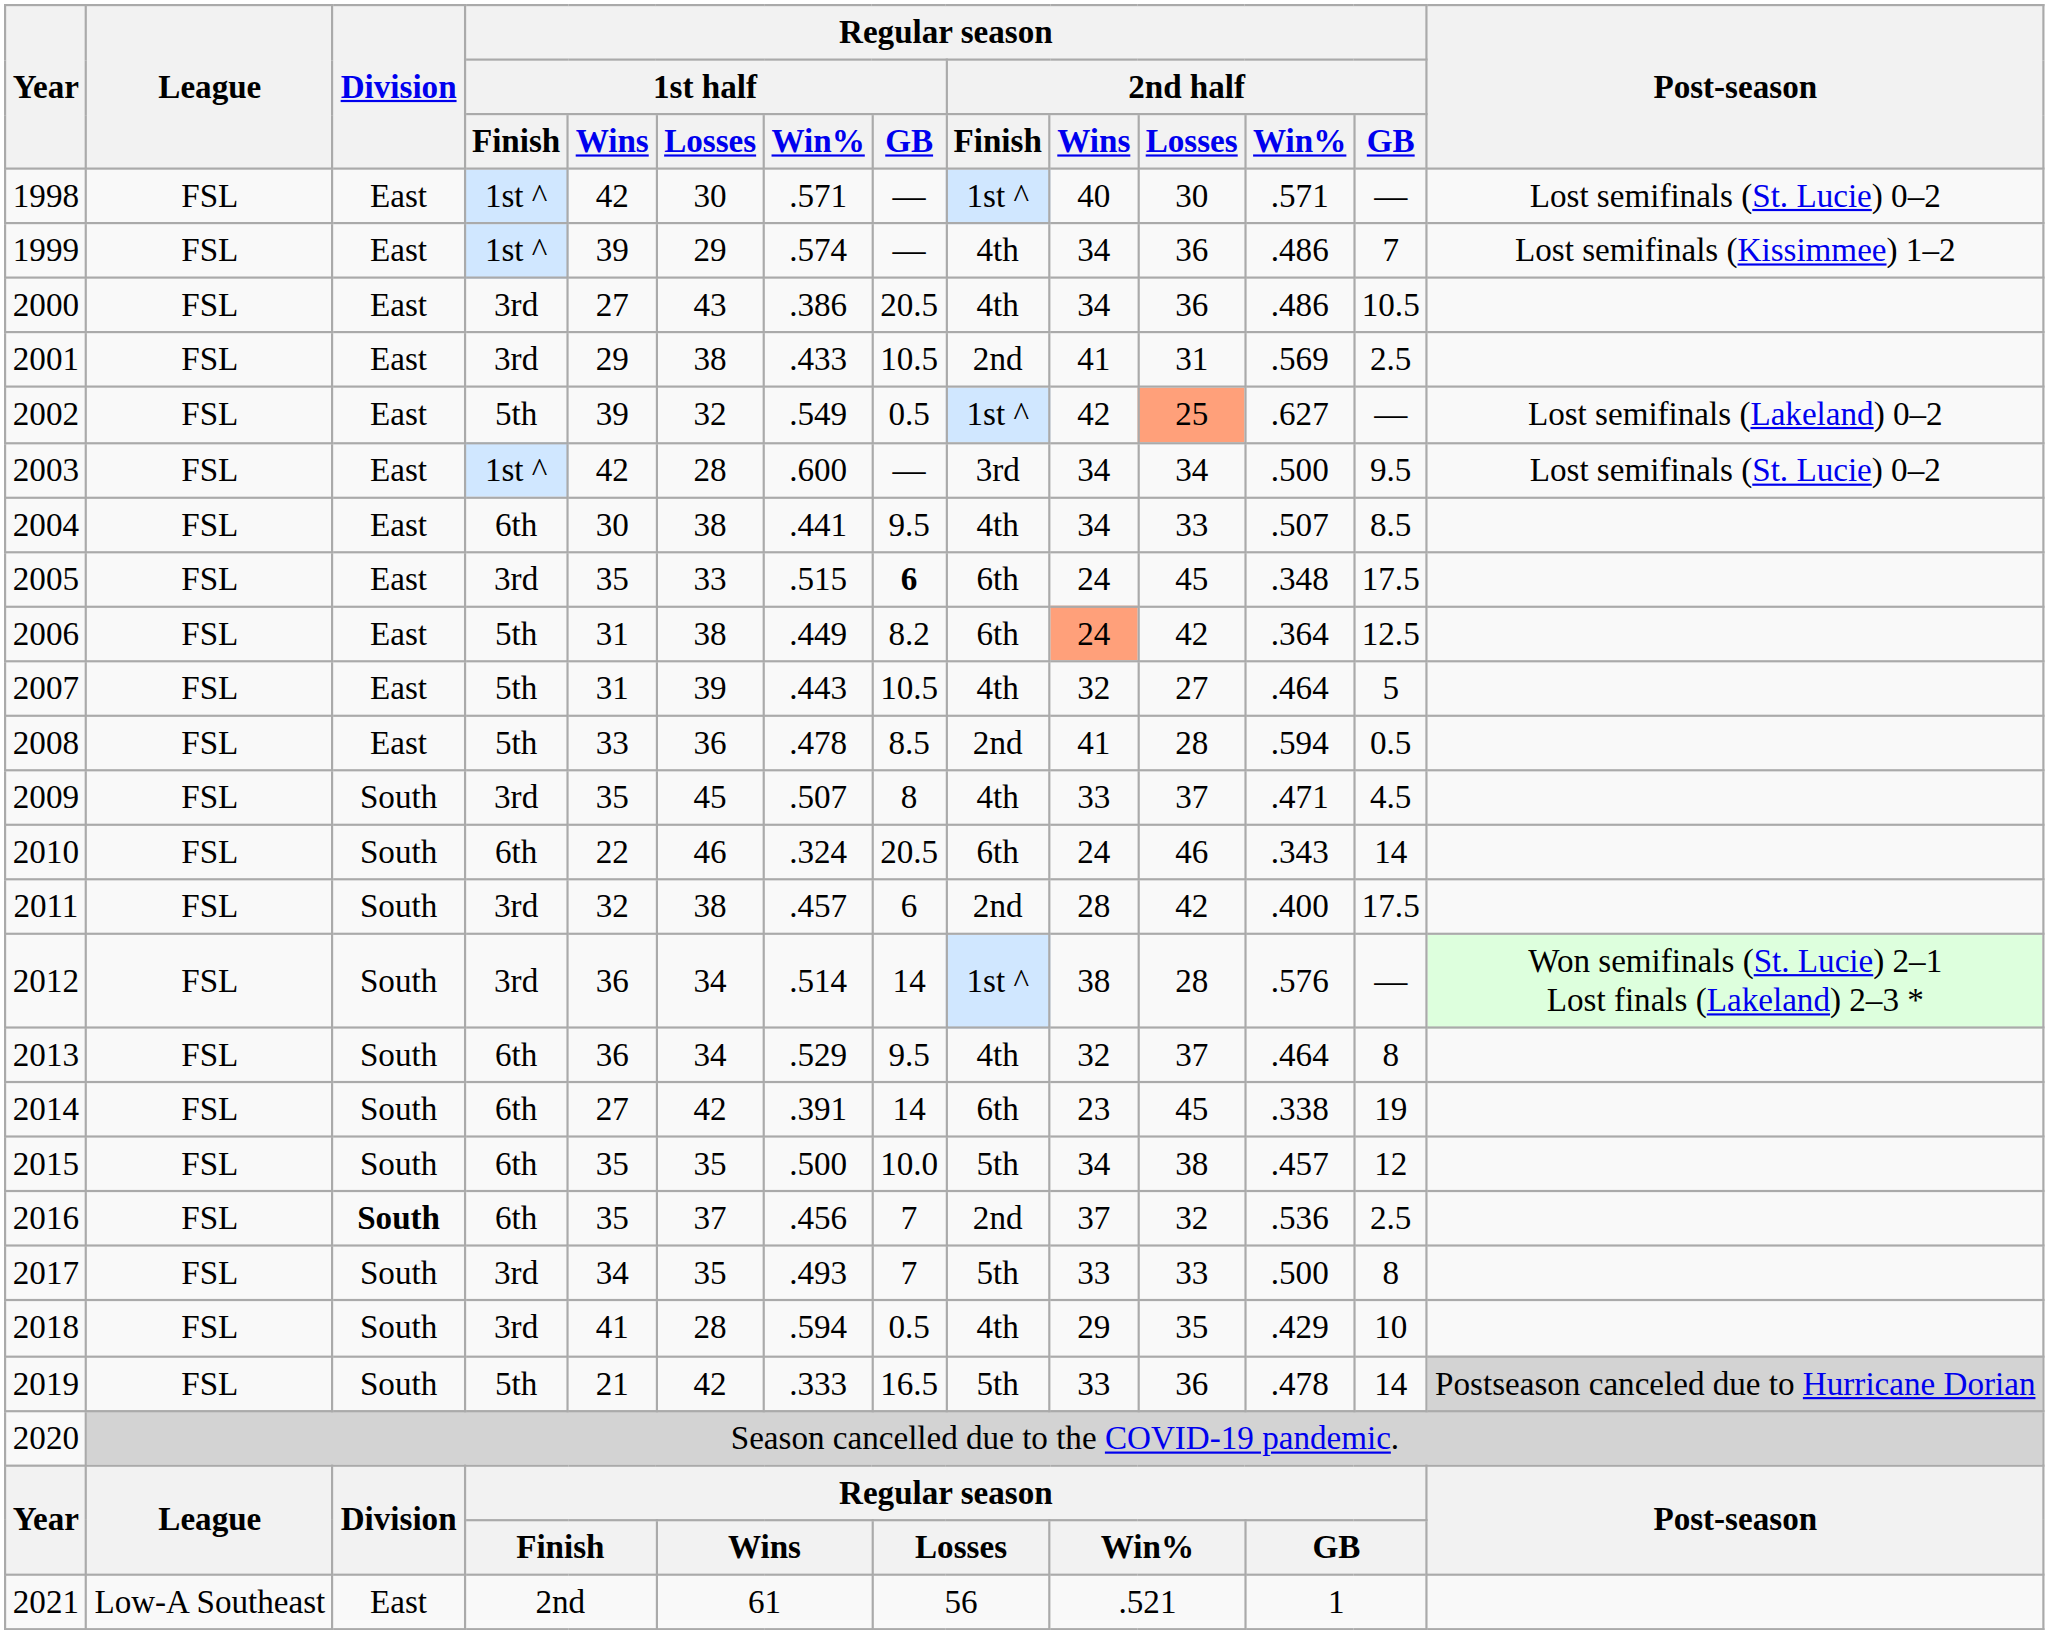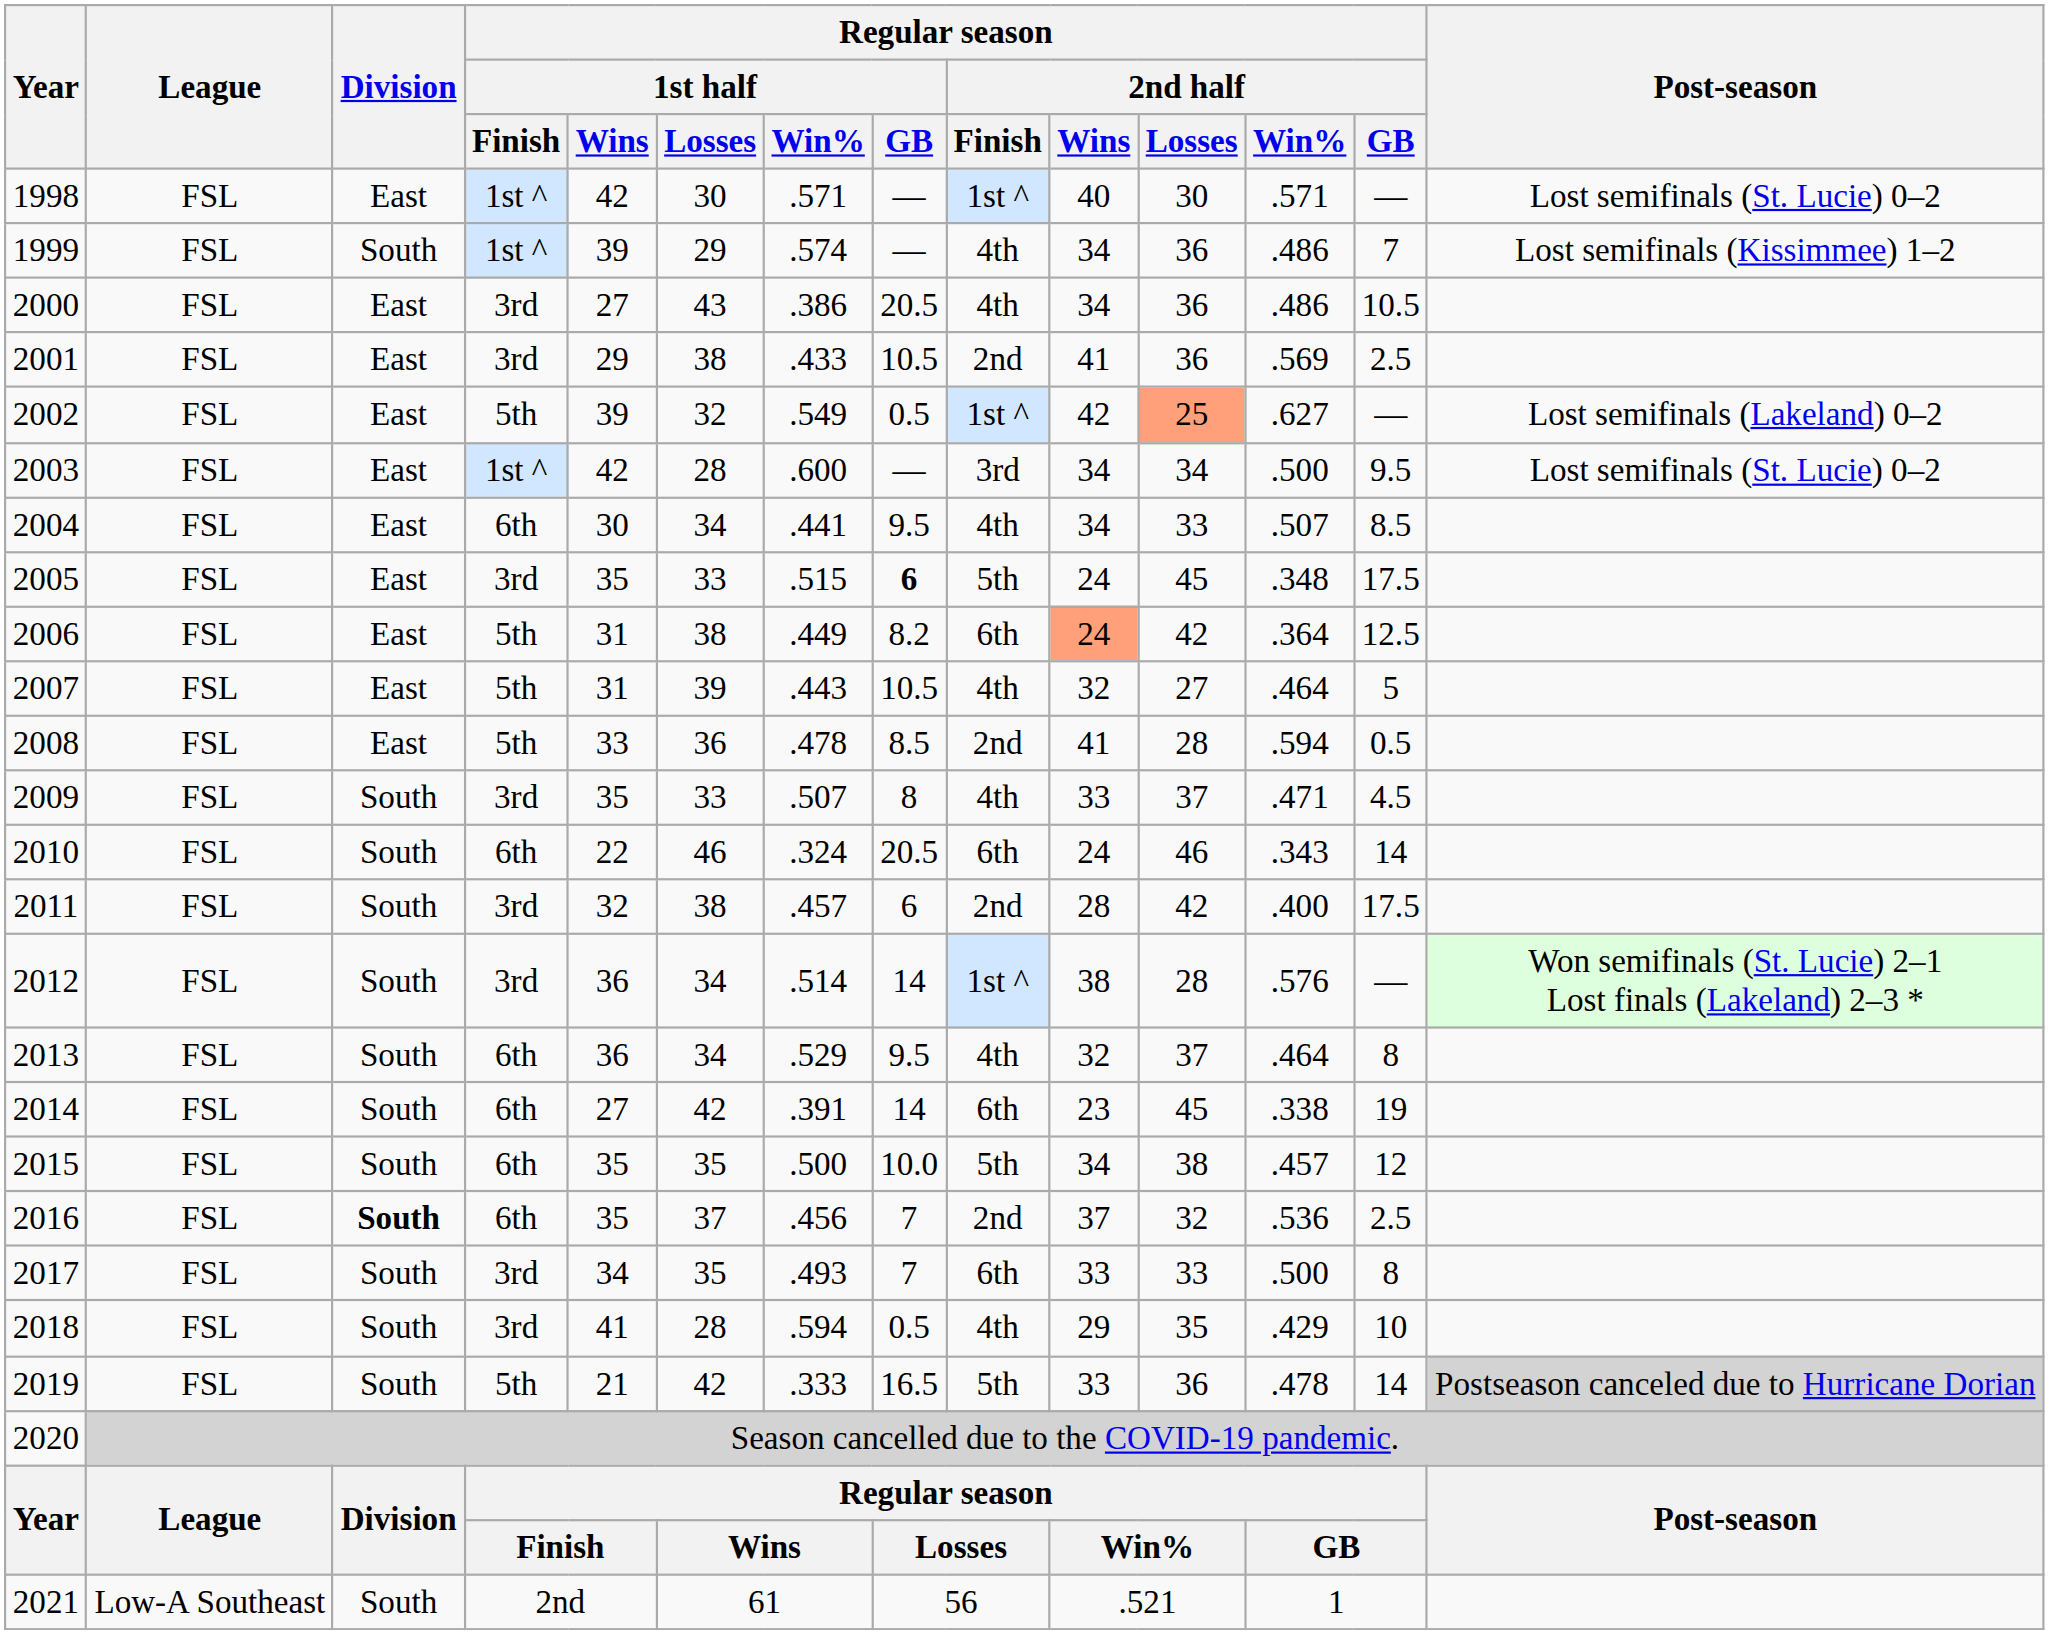(399, 250) East -> (399, 250) South
(1192, 359) 31 -> (1192, 359) 36
(710, 523) 38 -> (710, 523) 34
(998, 578) 6th -> (998, 578) 5th
(710, 796) 45 -> (710, 796) 33
(998, 1273) 5th -> (998, 1273) 6th
(399, 1601) East -> (399, 1601) South
